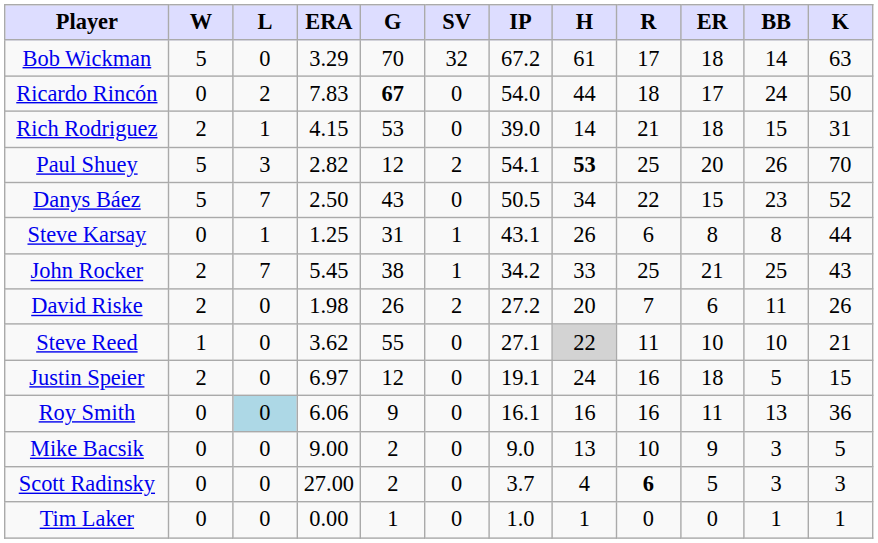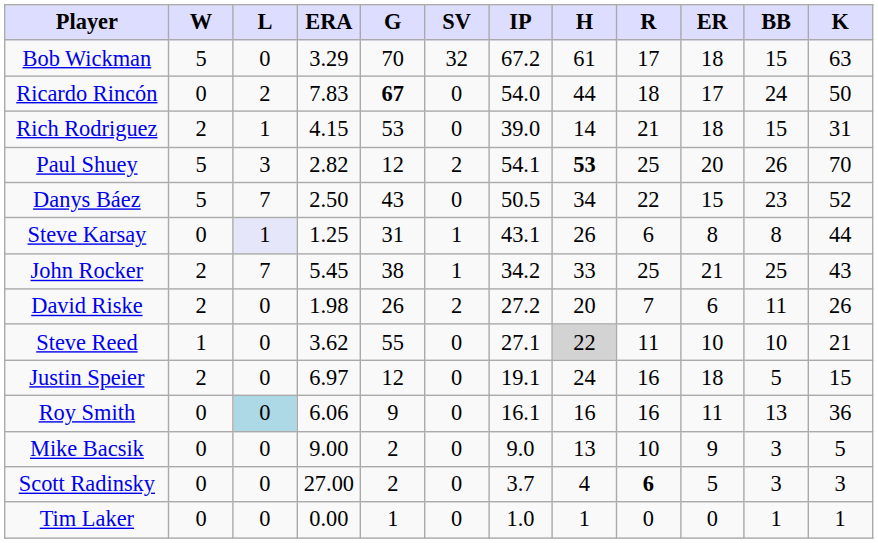(776, 57) 14 -> (776, 57) 15
(265, 235) no background -> (265, 235) lavender background
